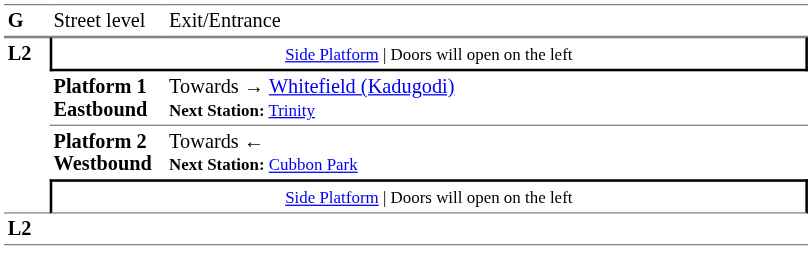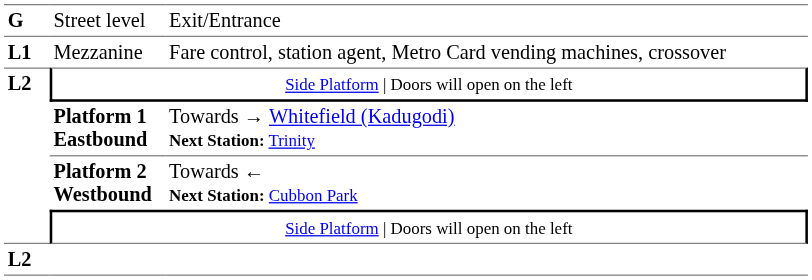+ row: (98, 52)
